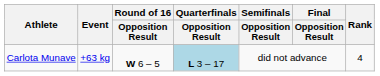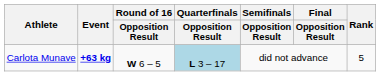(95, 58) normal -> (96, 58) bold
(360, 58) 4 -> (361, 58) 5
